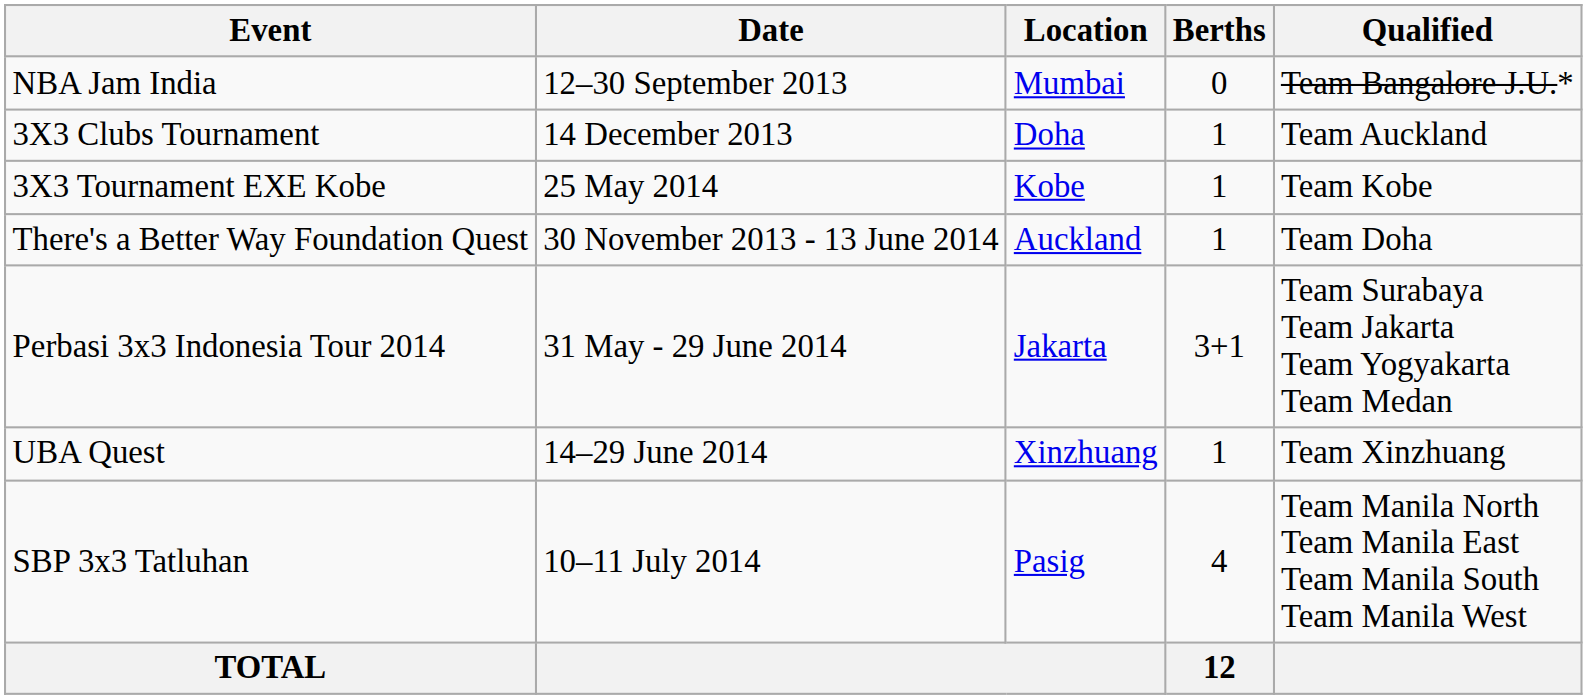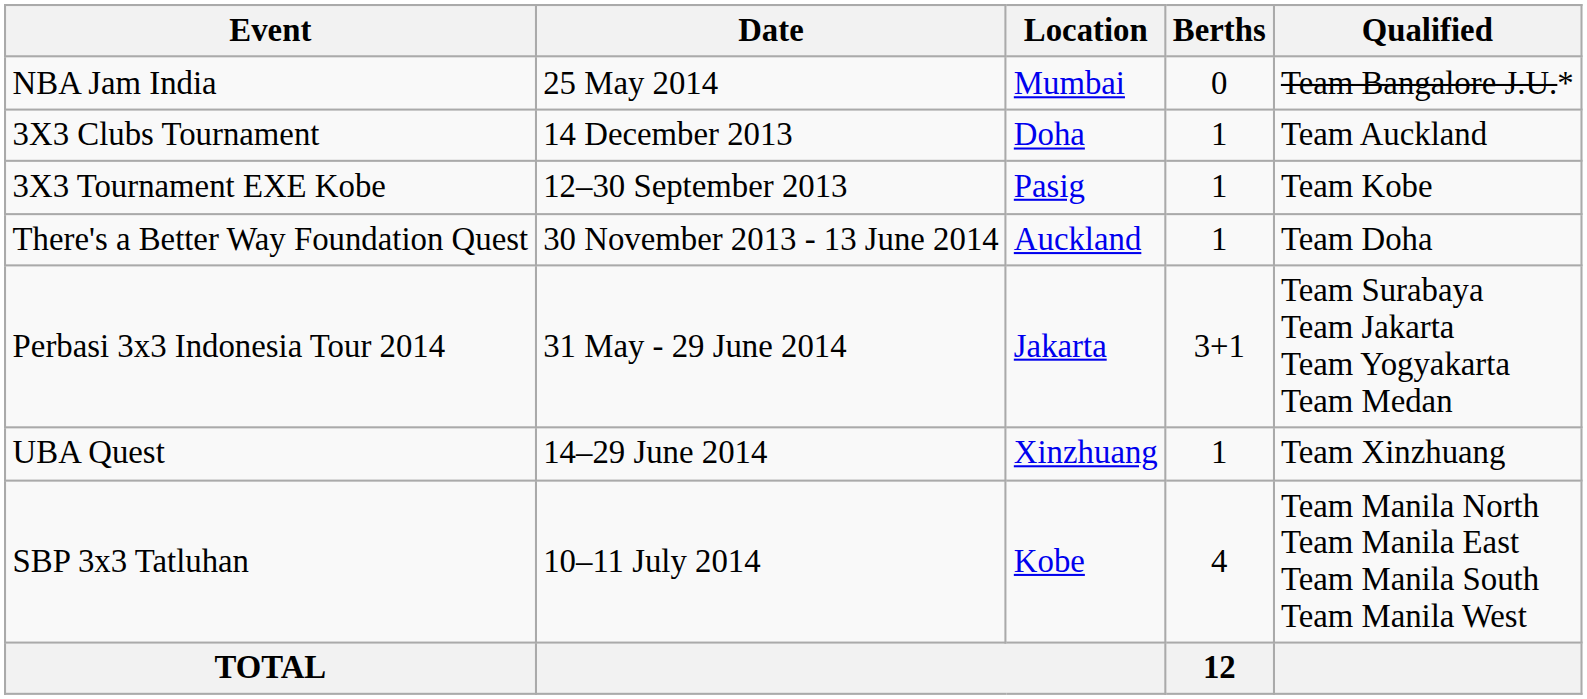(695, 82) 12–30 September 2013 -> (631, 82) 25 May 2014
(631, 186) 25 May 2014 -> (695, 186) 12–30 September 2013
(1049, 186) Kobe -> (1049, 186) Pasig
(1049, 560) Pasig -> (1049, 560) Kobe
